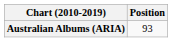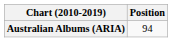(147, 28) 93 -> (147, 28) 94
